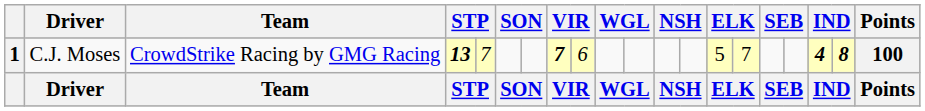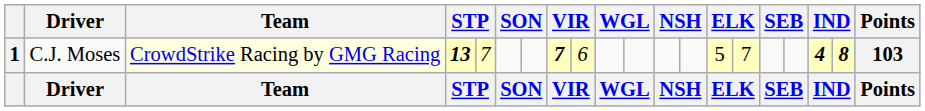(285, 54) no background -> (285, 54) lightyellow background
(888, 54) 100 -> (888, 54) 103
